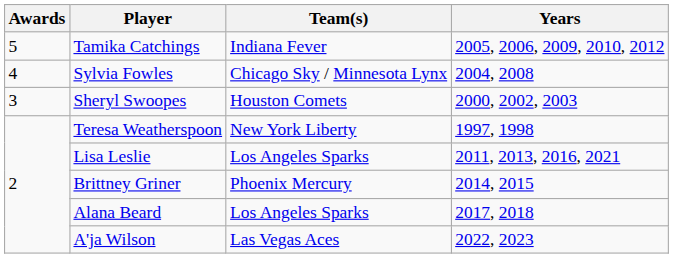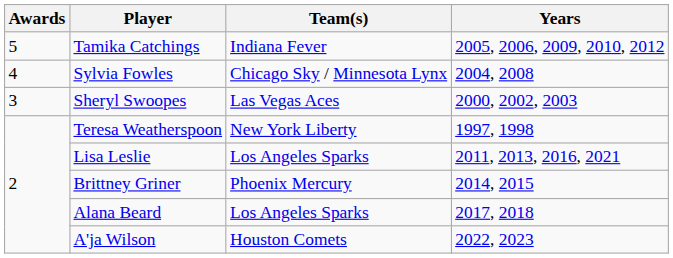(289, 101) Houston Comets -> (285, 101) Las Vegas Aces
(285, 239) Las Vegas Aces -> (289, 239) Houston Comets
